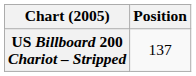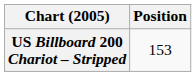(160, 50) 137 -> (160, 50) 153
